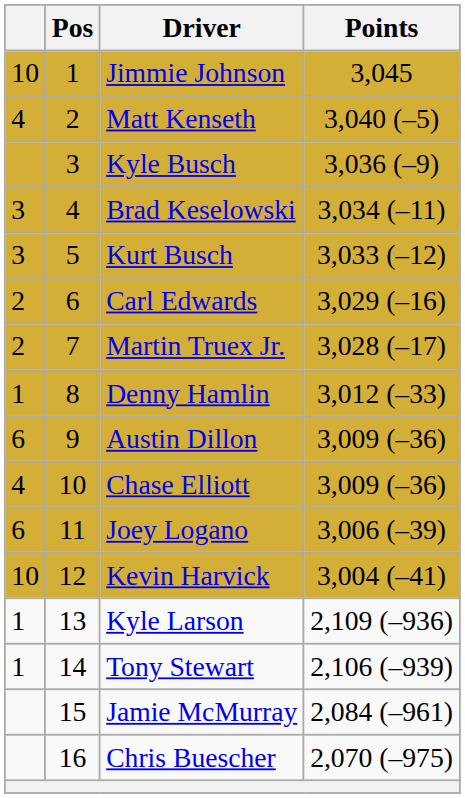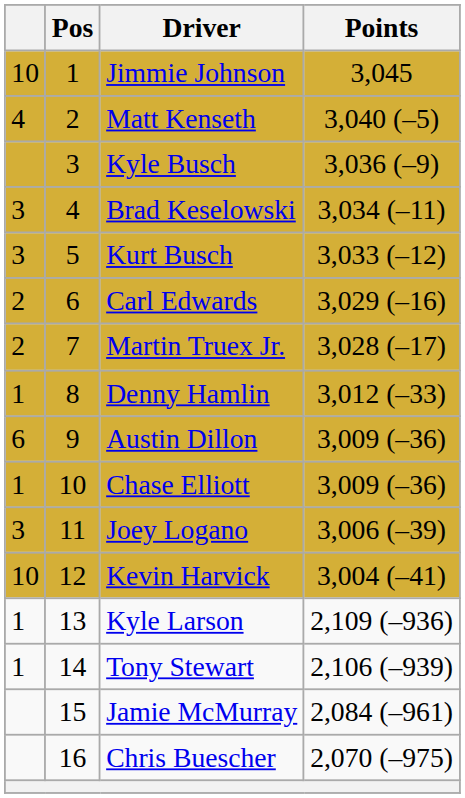(18, 483) 4 -> (18, 483) 1
(18, 529) 6 -> (18, 529) 3
